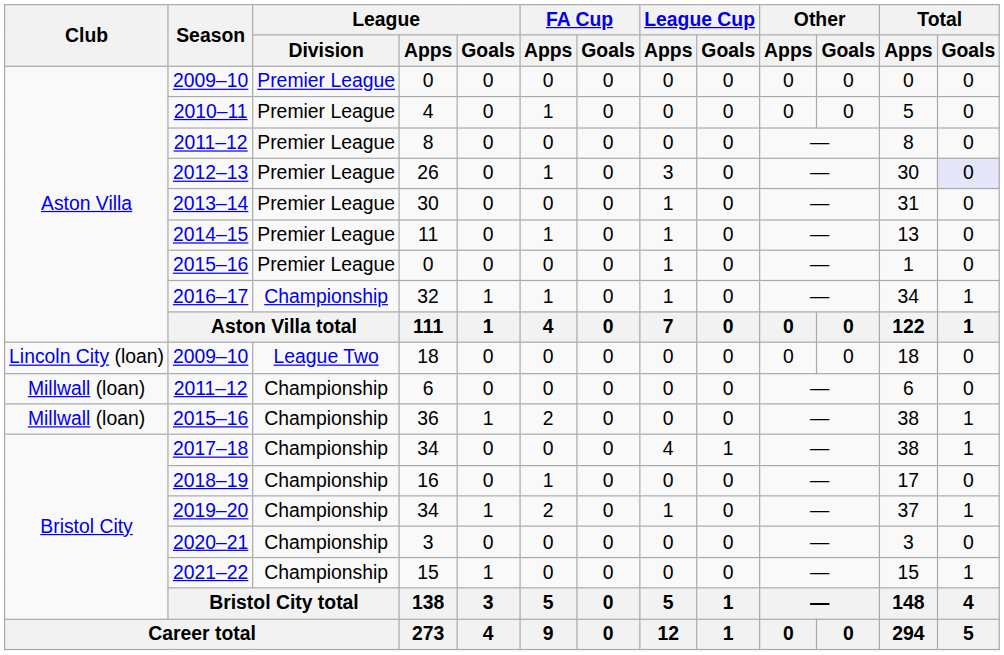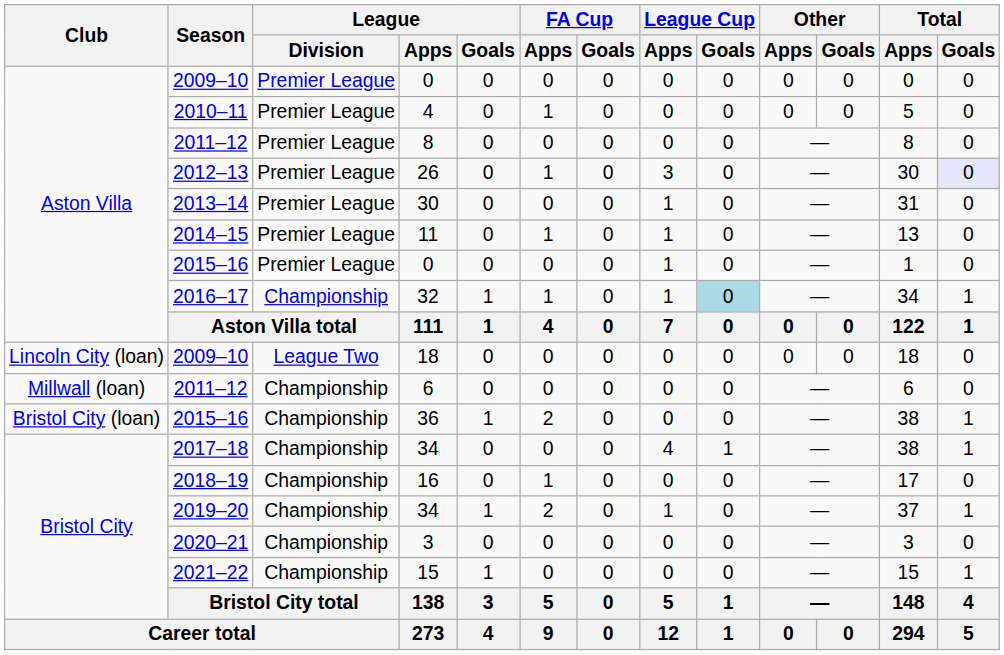(728, 296) no background -> (728, 296) lightblue background
(87, 419) Millwall (loan) -> (87, 419) Bristol City (loan)
